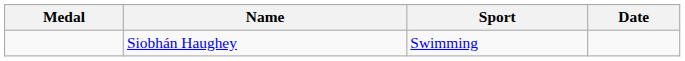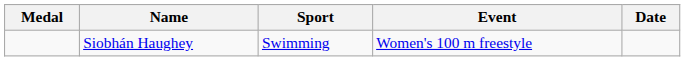+ column: (497, 17)
